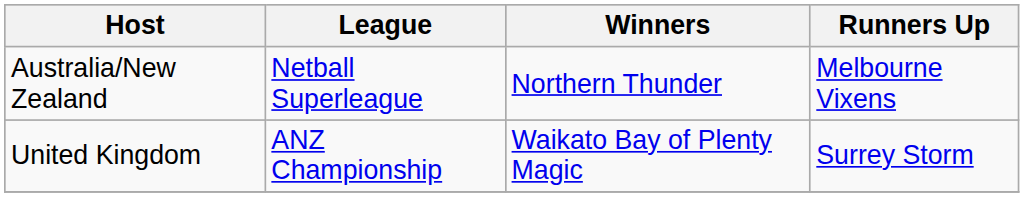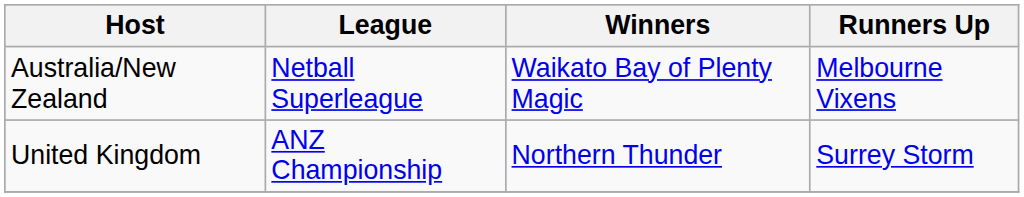(617, 83) Northern Thunder -> (642, 83) Waikato Bay of Plenty Magic
(642, 155) Waikato Bay of Plenty Magic -> (617, 155) Northern Thunder
